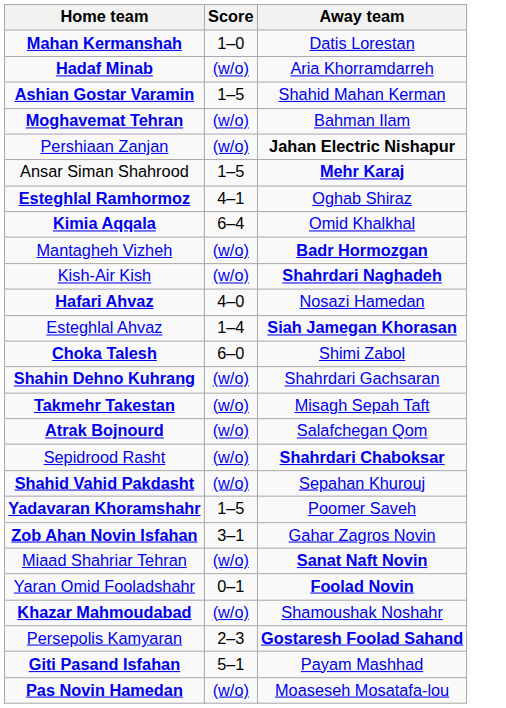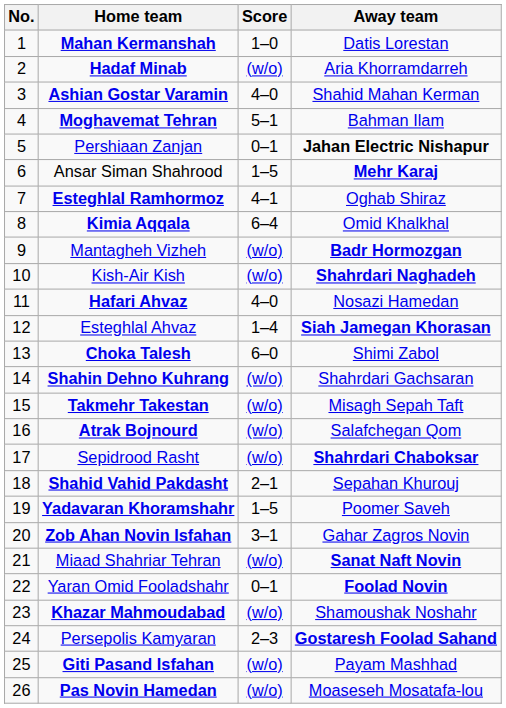+ column: (21, 17)
(231, 95) 1–5 -> (265, 95) 4–0
(231, 120) (w/o) -> (265, 120) 5–1
(231, 146) (w/o) -> (265, 146) 0–1
(231, 483) (w/o) -> (265, 483) 2–1
(231, 664) 5–1 -> (265, 664) (w/o)
